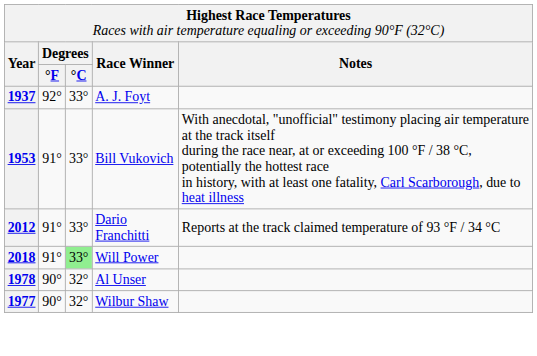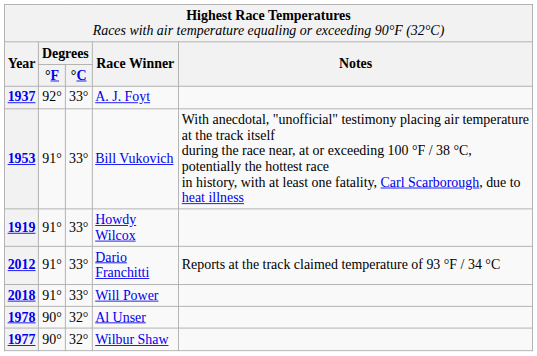+ row: (22, 227)
(79, 257) lightgreen background -> (79, 295) no background
